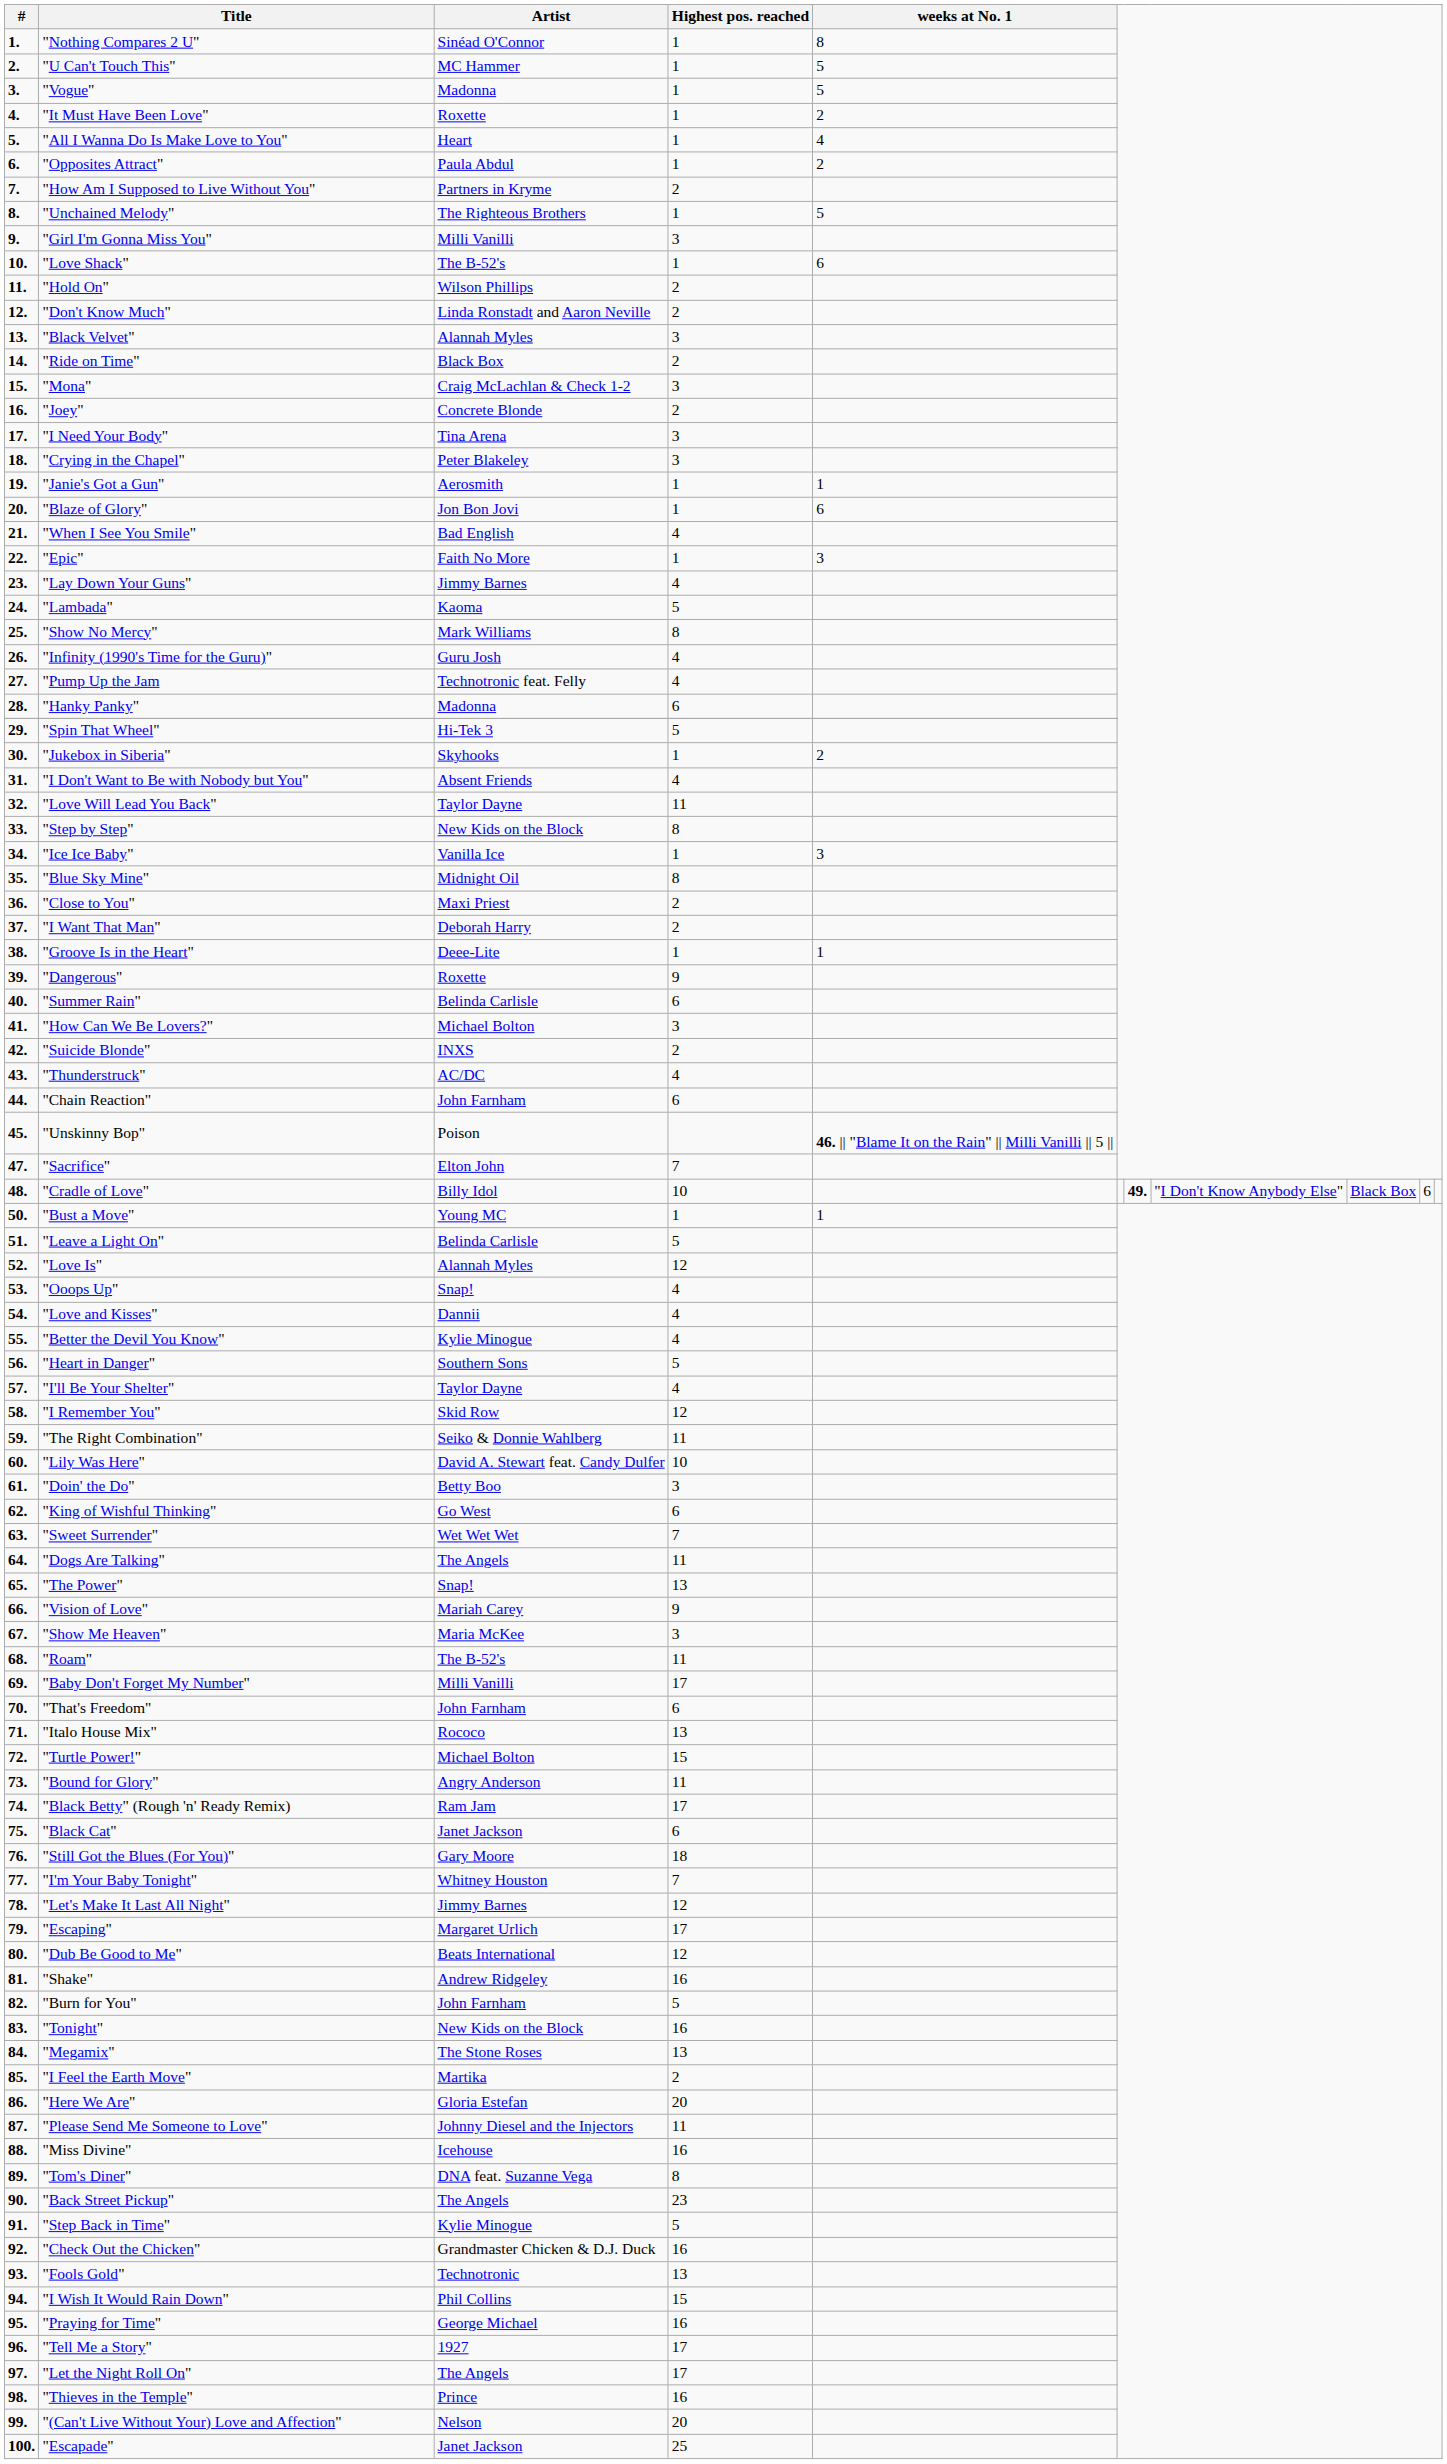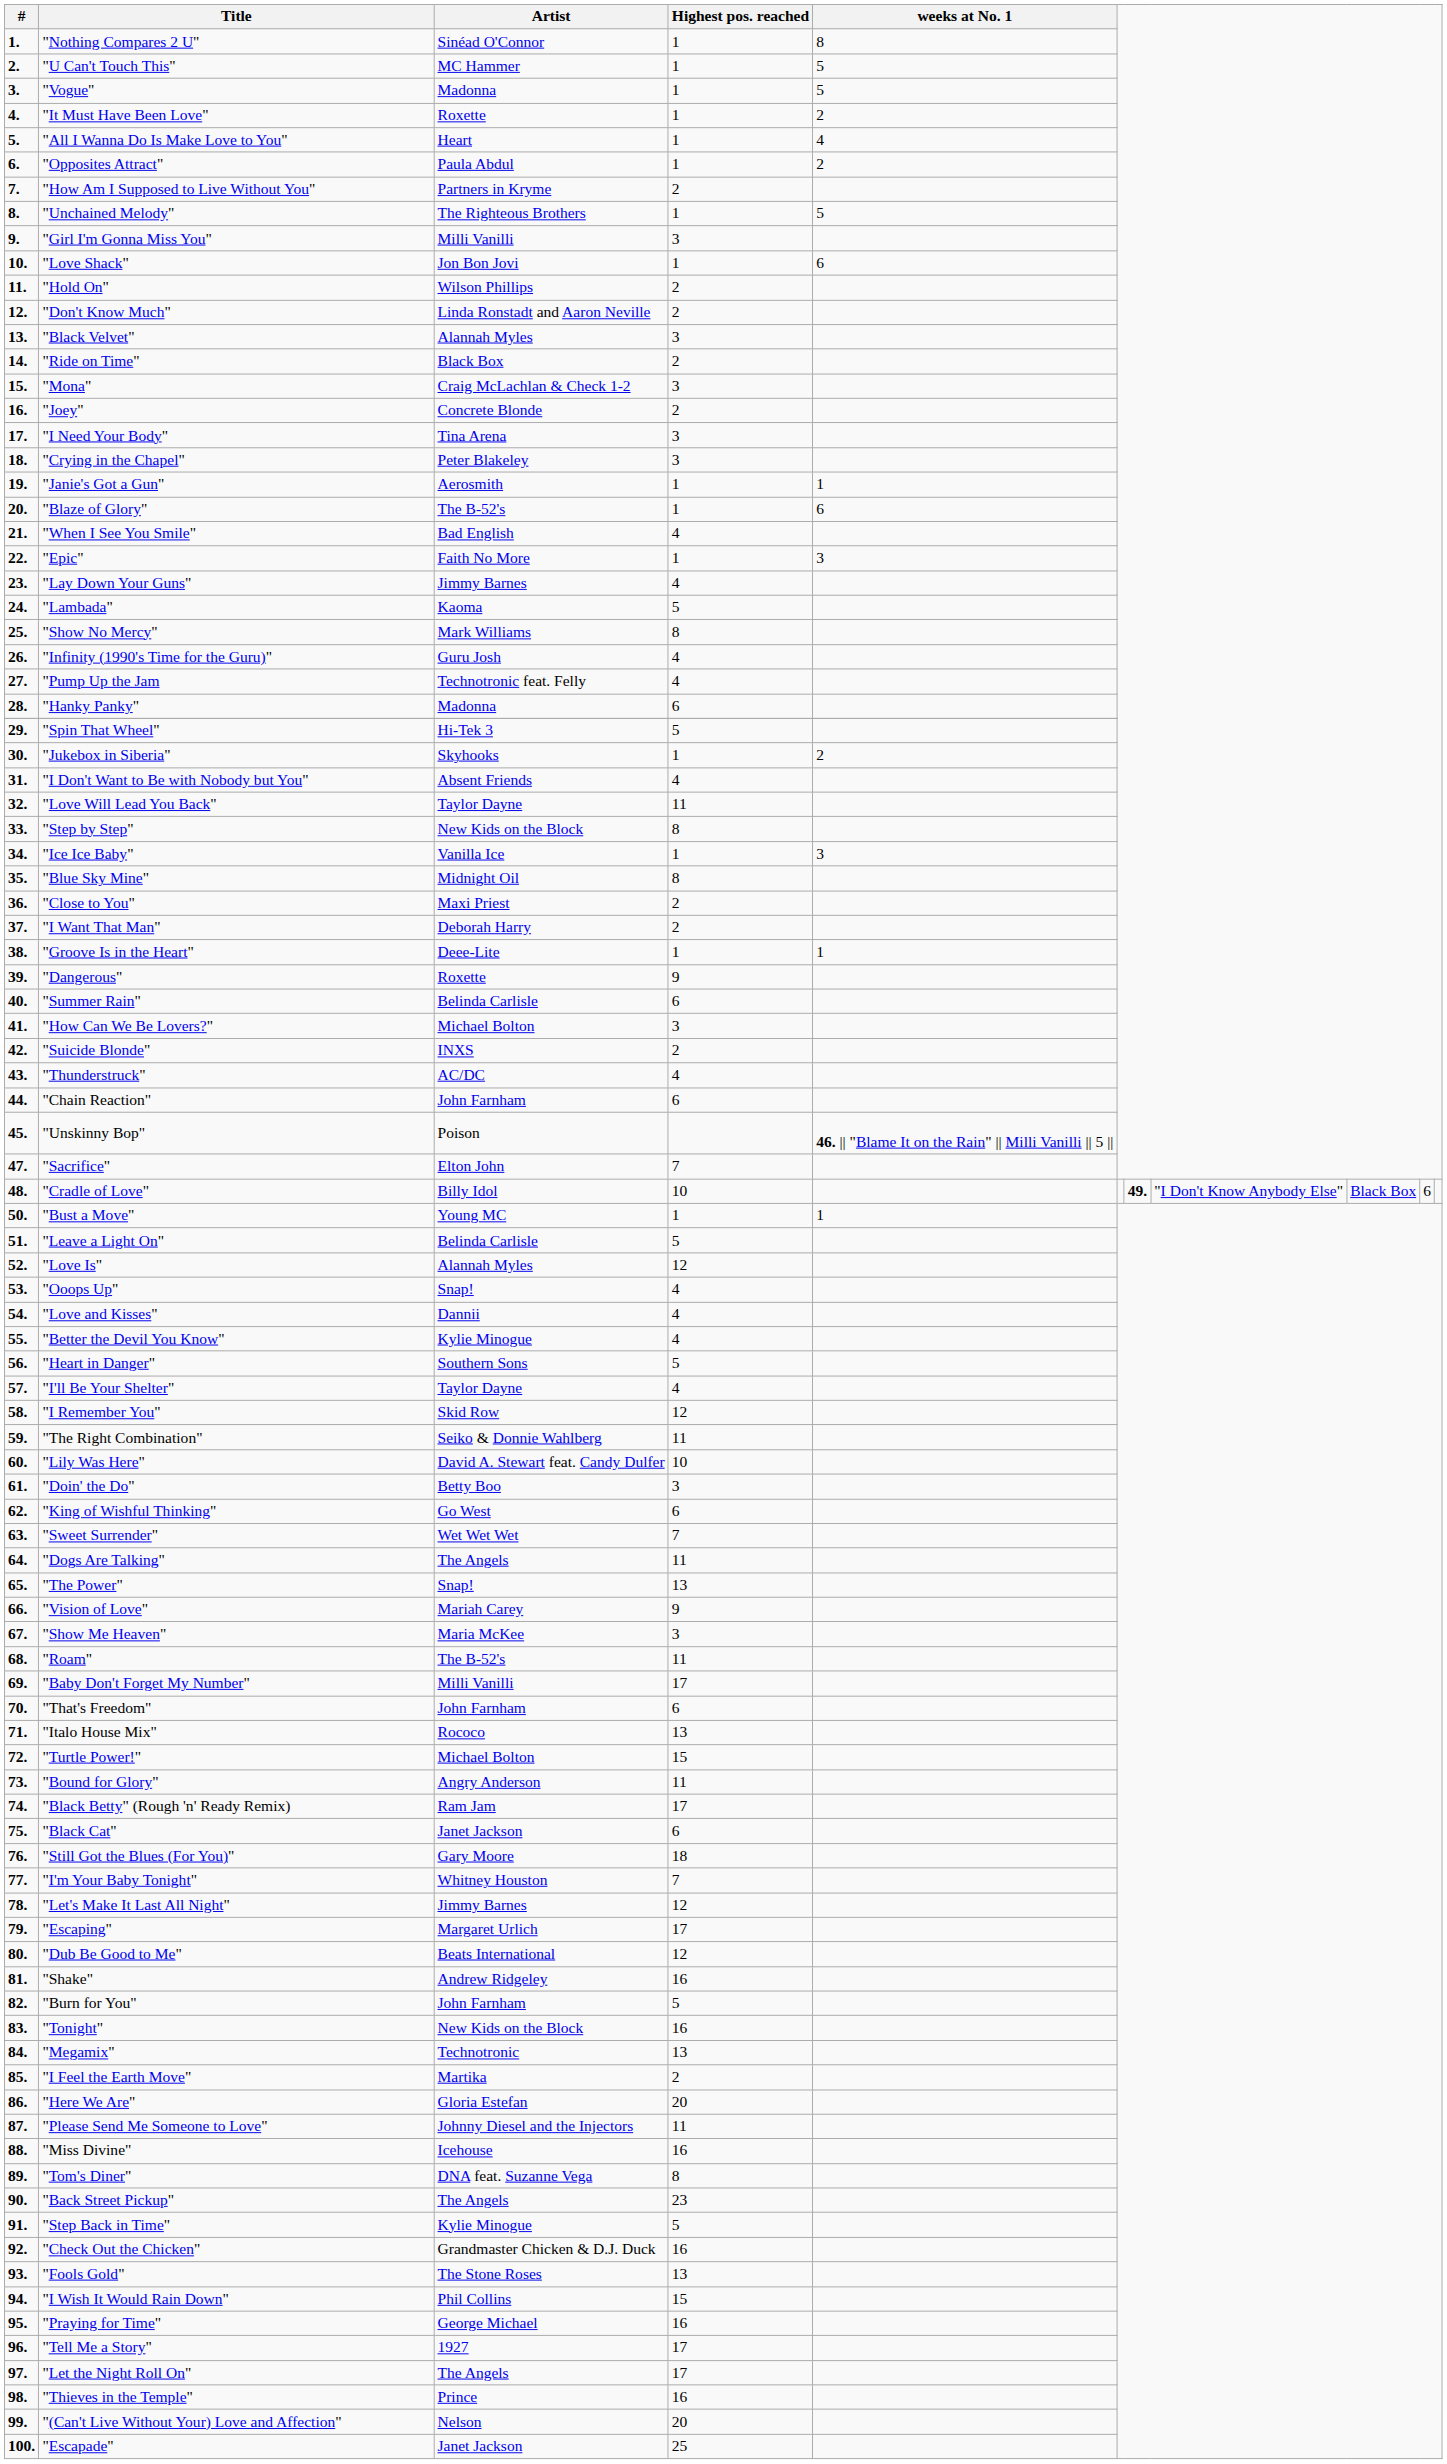(471, 262) The B-52's -> (478, 262) Jon Bon Jovi
(478, 509) Jon Bon Jovi -> (471, 509) The B-52's
(490, 2052) The Stone Roses -> (478, 2052) Technotronic
(478, 2274) Technotronic -> (490, 2274) The Stone Roses
